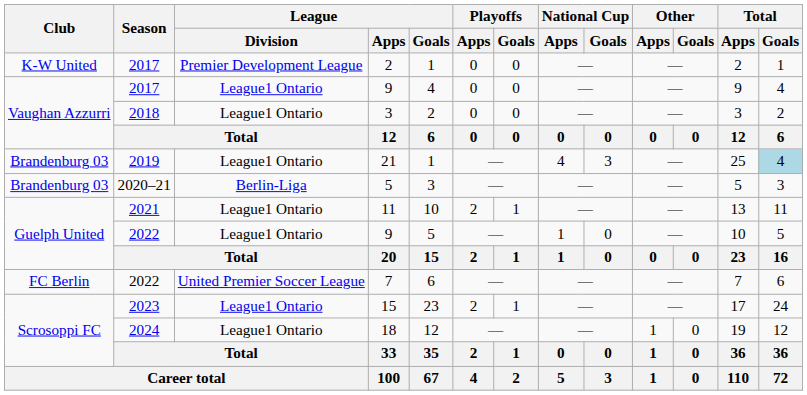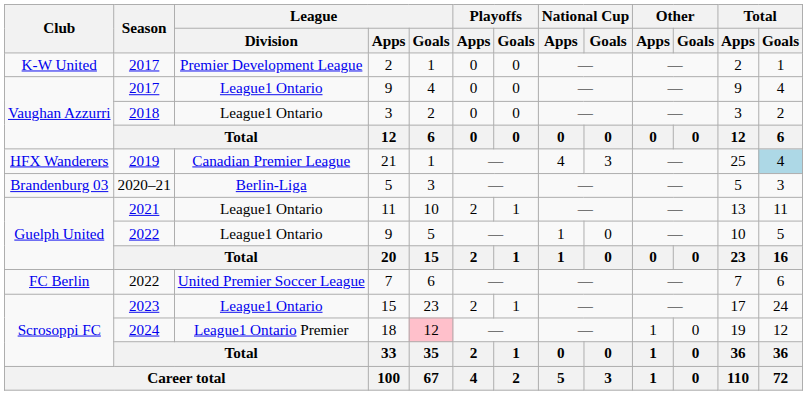(59, 161) Brandenburg 03 -> (59, 161) HFX Wanderers
(271, 161) League1 Ontario -> (271, 161) Canadian Premier League
(271, 329) League1 Ontario -> (271, 329) League1 Ontario Premier
(431, 329) no background -> (431, 329) pink background
